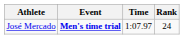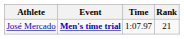(167, 26) 24 -> (167, 26) 21
